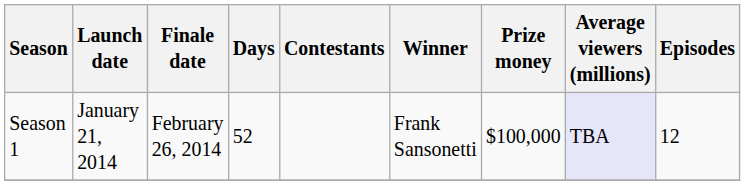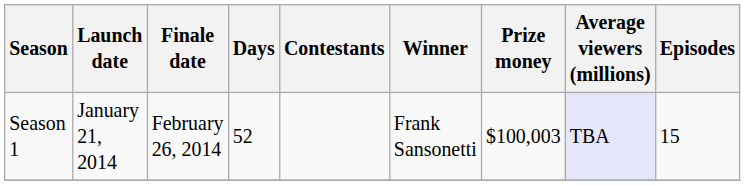(523, 136) $100,000 -> (523, 136) $100,003
(670, 136) 12 -> (670, 136) 15
